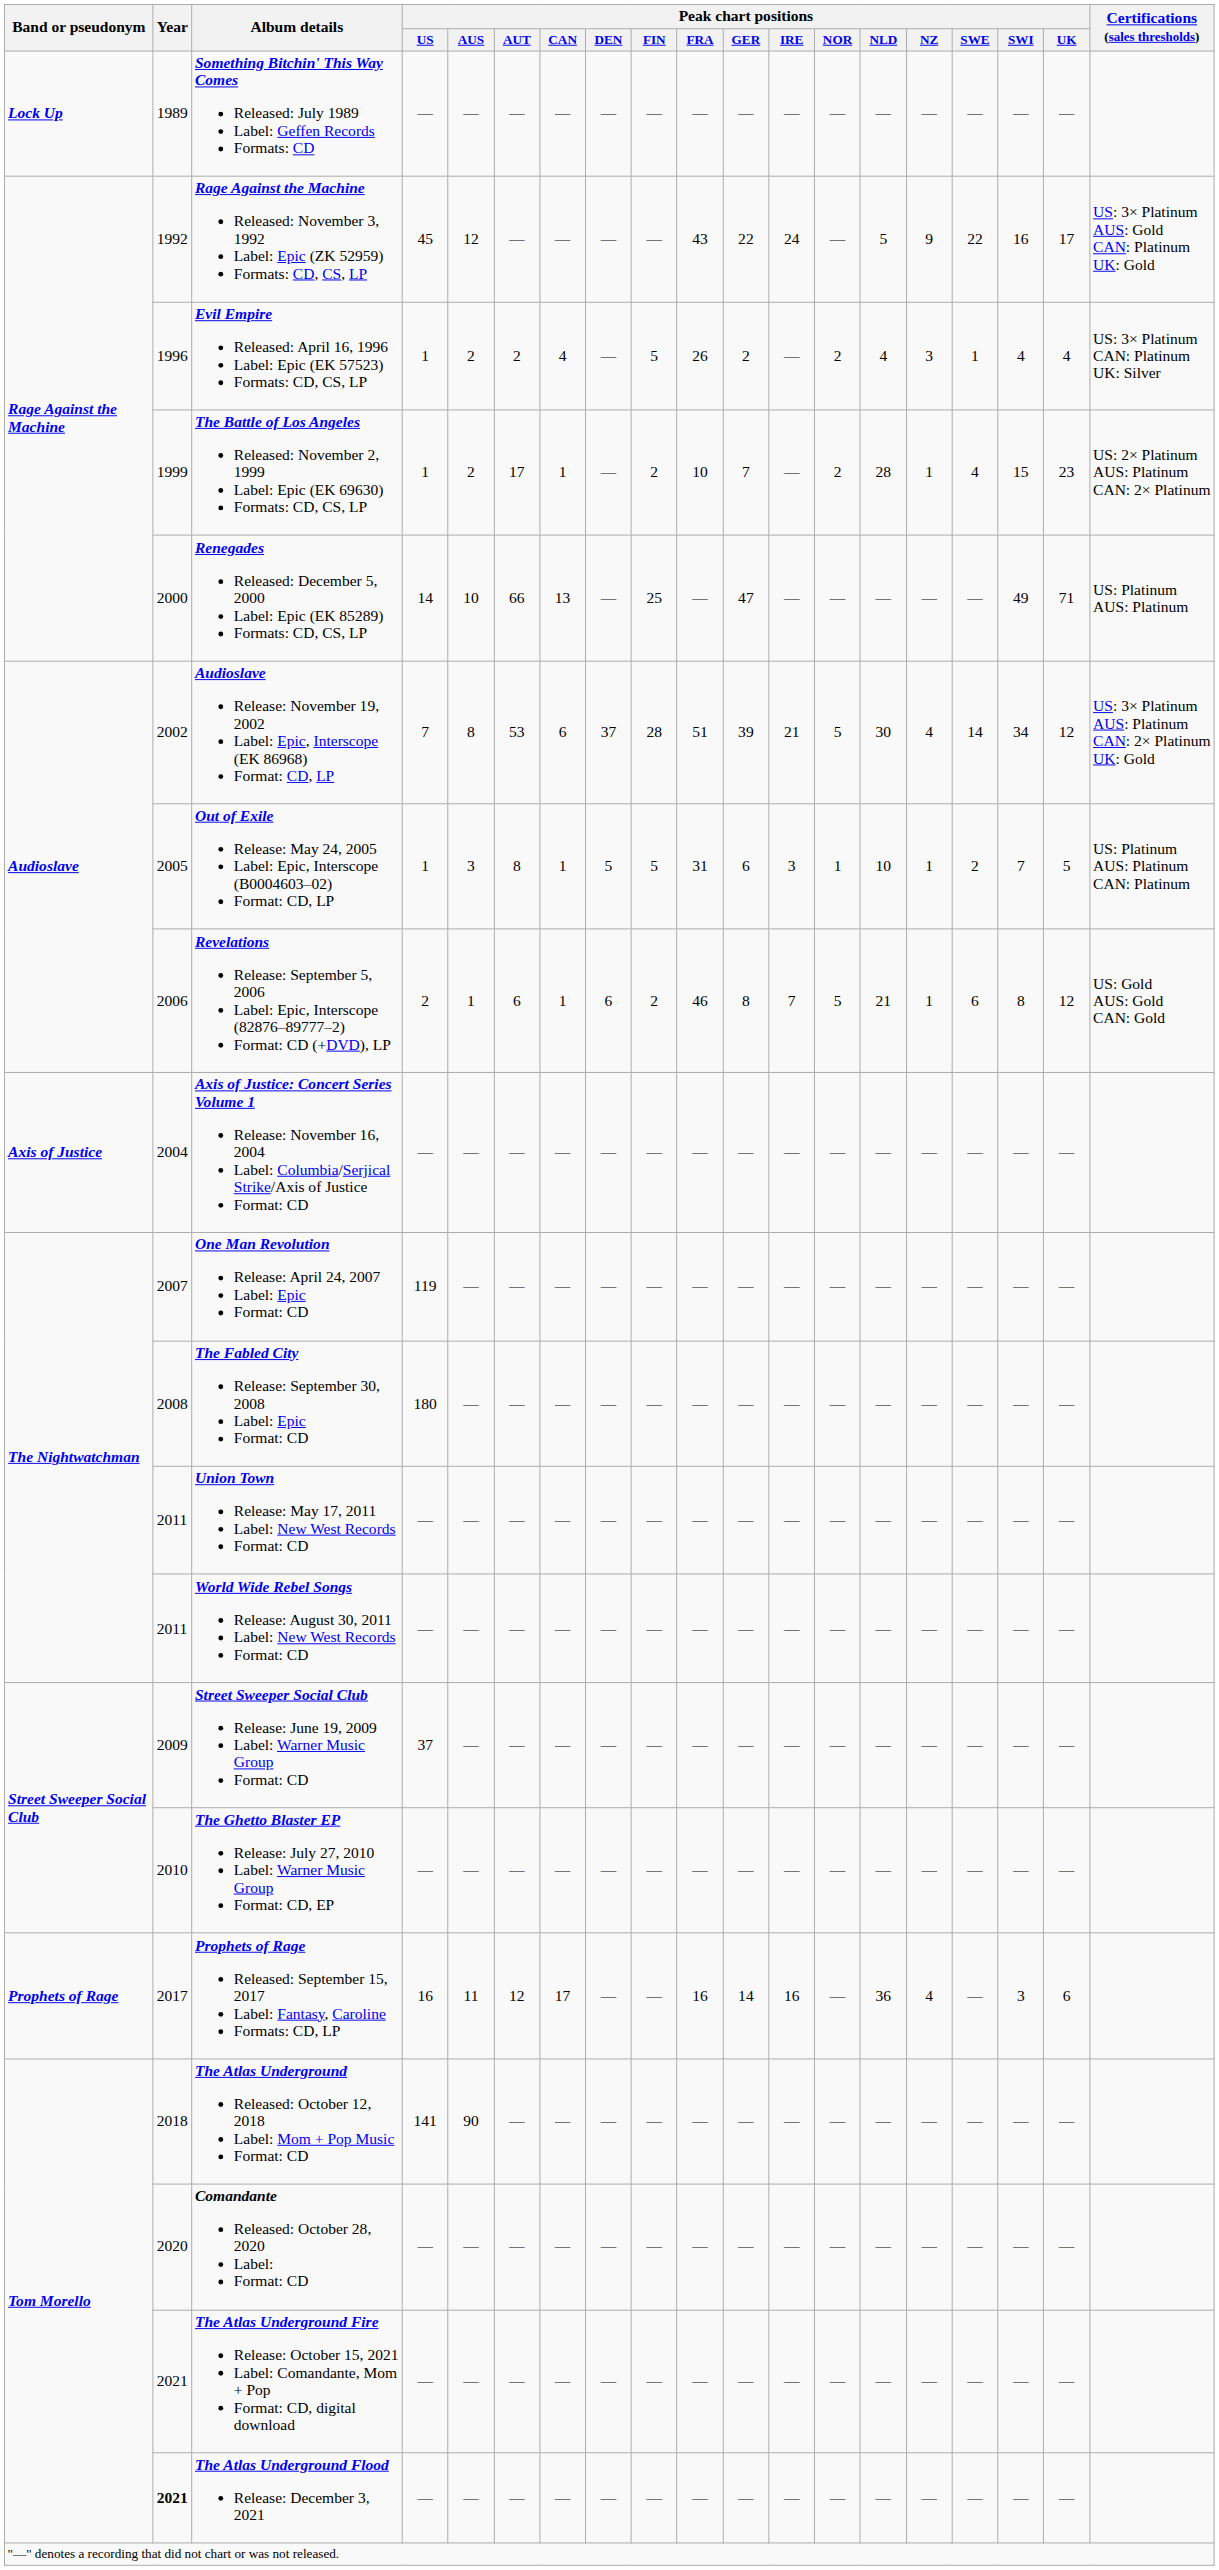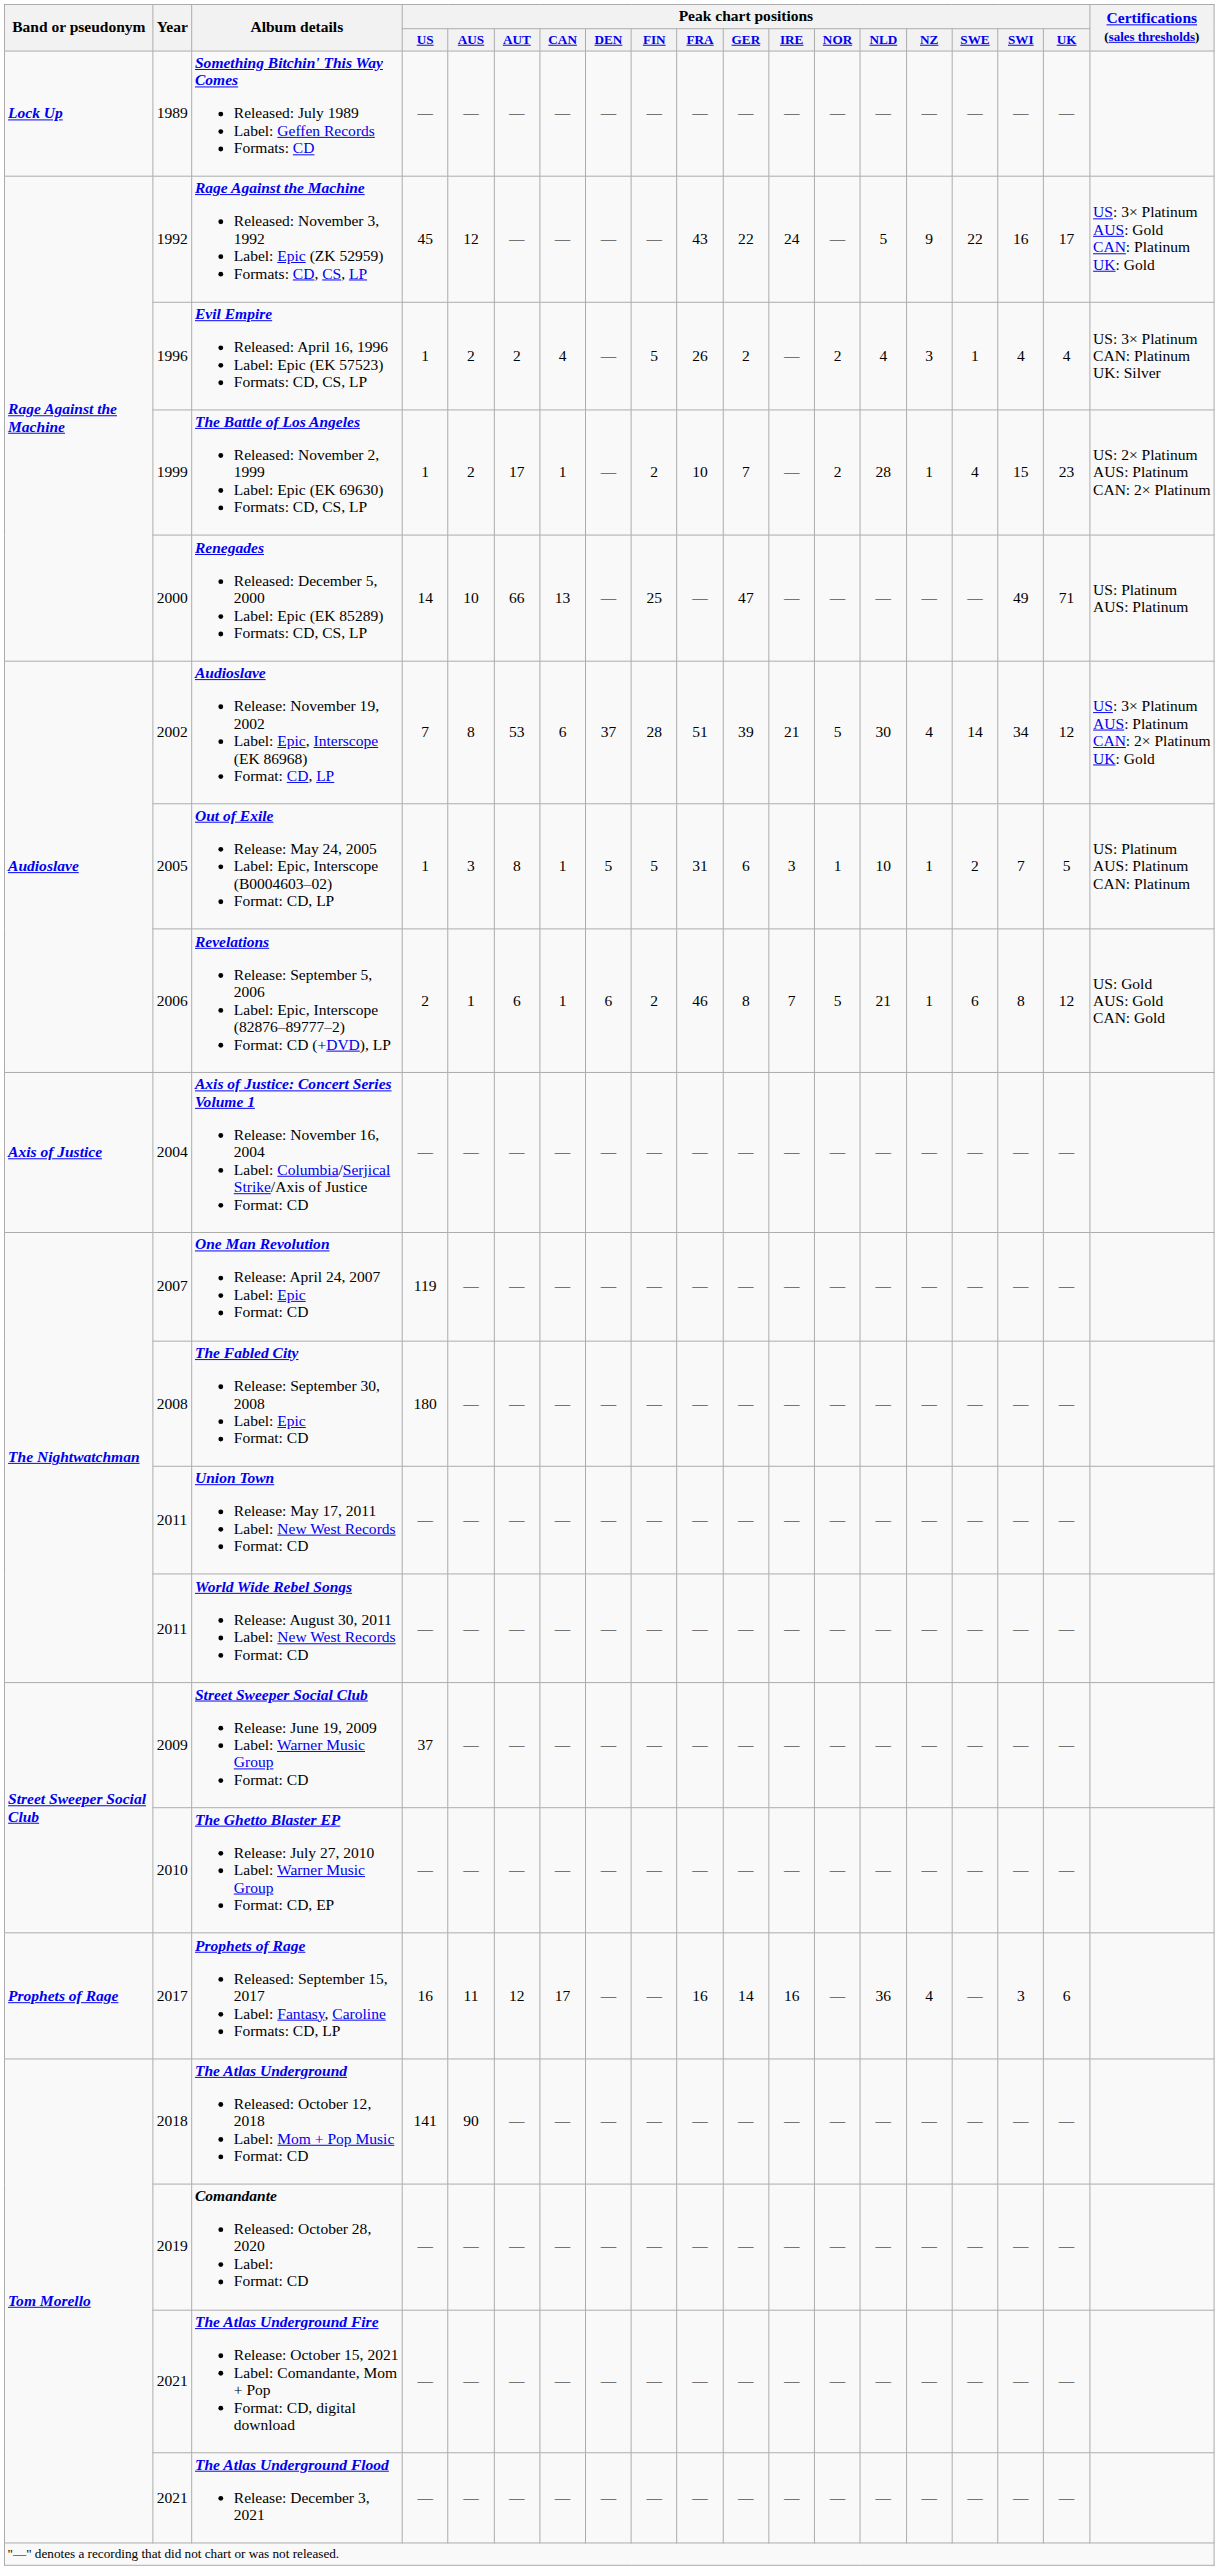(172, 2247) 2020 -> (172, 2247) 2019
(172, 2498) bold -> (172, 2498) normal
